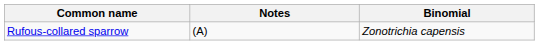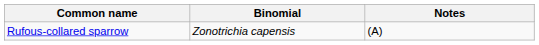columns swapped: (447, 13) <-> (275, 13)
